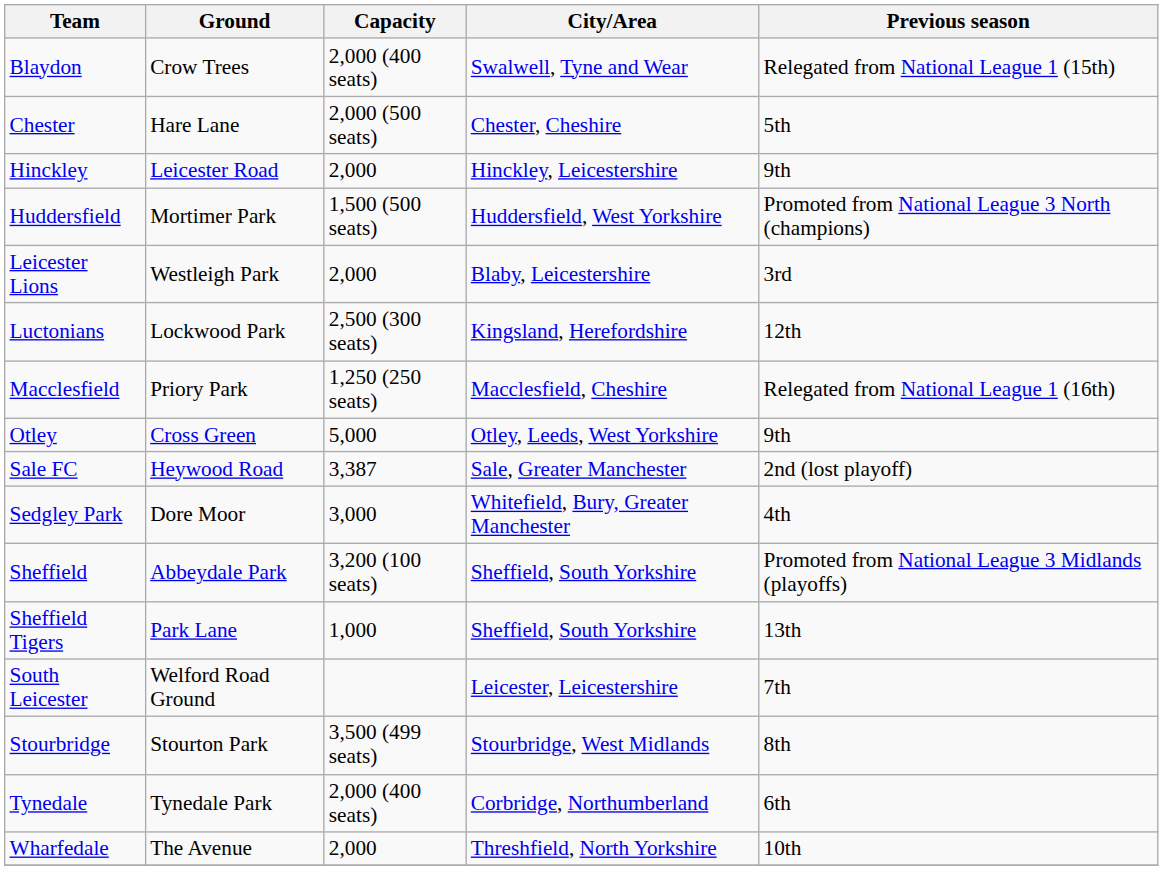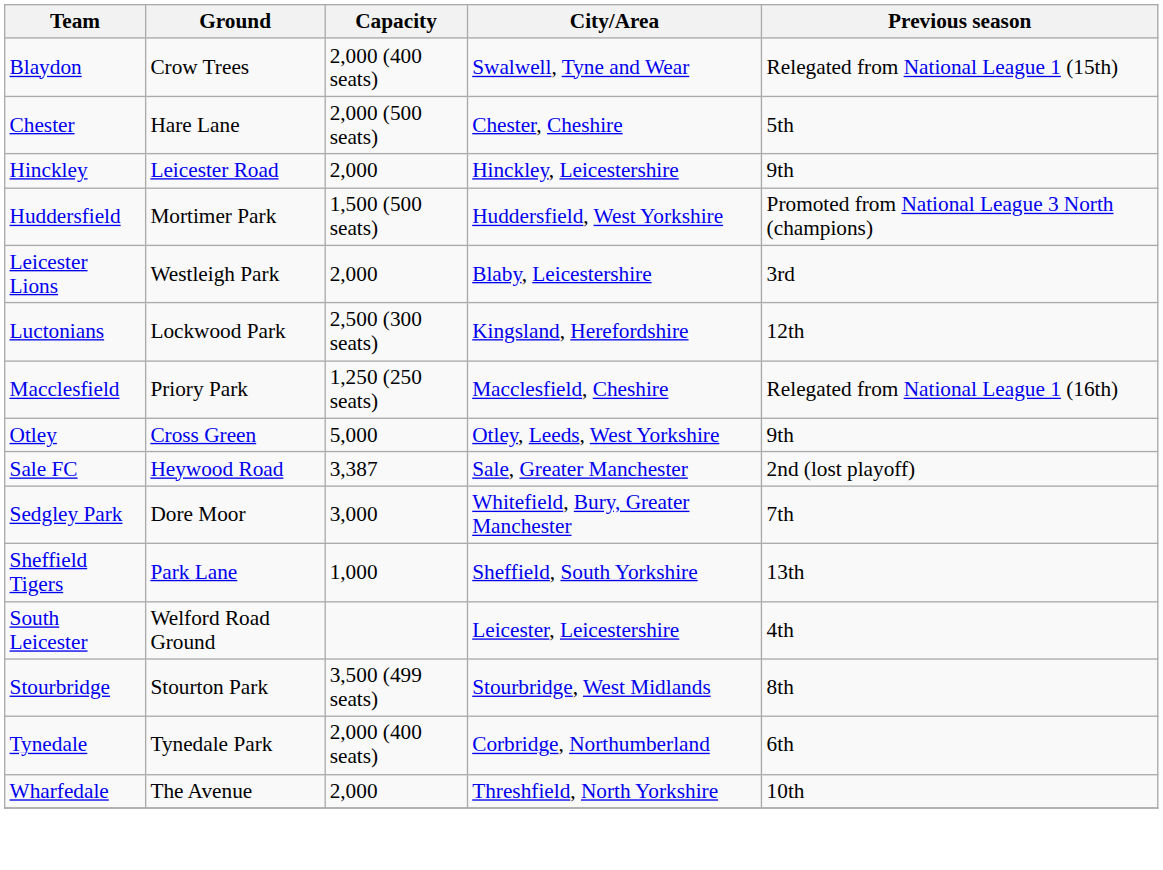(777, 514) 4th -> (780, 514) 7th
- row: (48, 572)
(777, 687) 7th -> (780, 629) 4th
